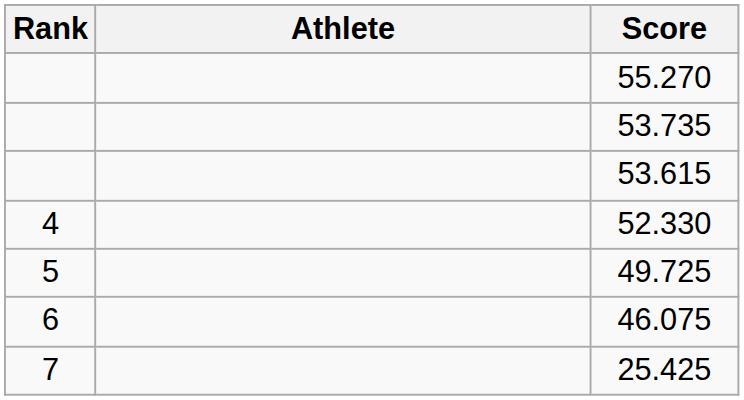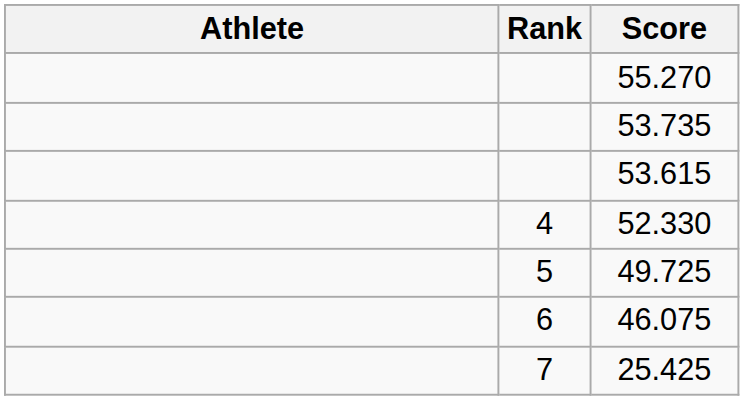columns swapped: (50, 28) <-> (343, 28)
